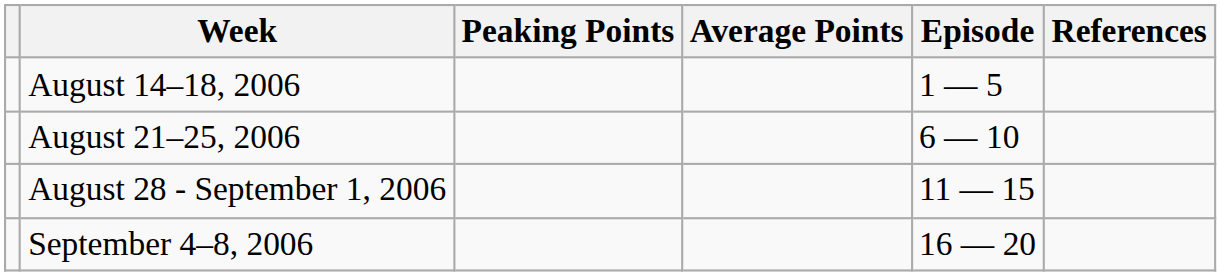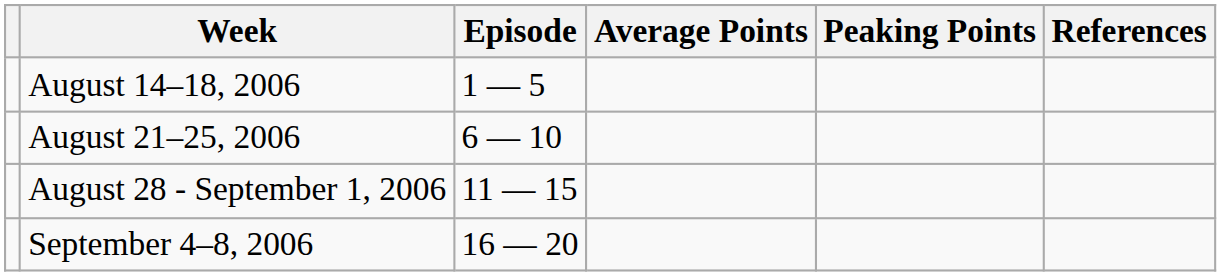columns swapped: (978, 31) <-> (568, 31)
